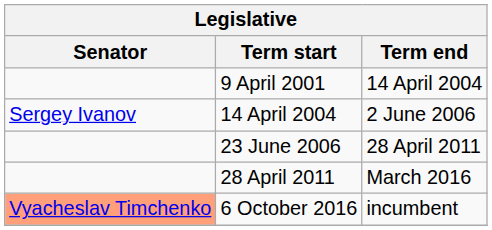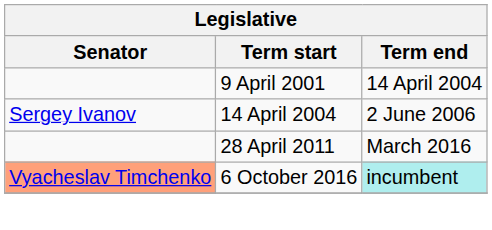- row: (281, 146)
(412, 209) no background -> (412, 177) paleturquoise background
